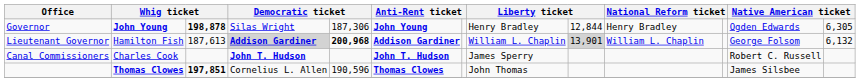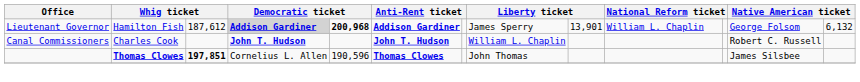- row: (28, 26)
(207, 41) 187,613 -> (207, 26) 187,612
(517, 41) William L. Chaplin -> (501, 26) James Sperry
(586, 41) lightgrey background -> (586, 26) no background
(501, 56) James Sperry -> (517, 41) William L. Chaplin
